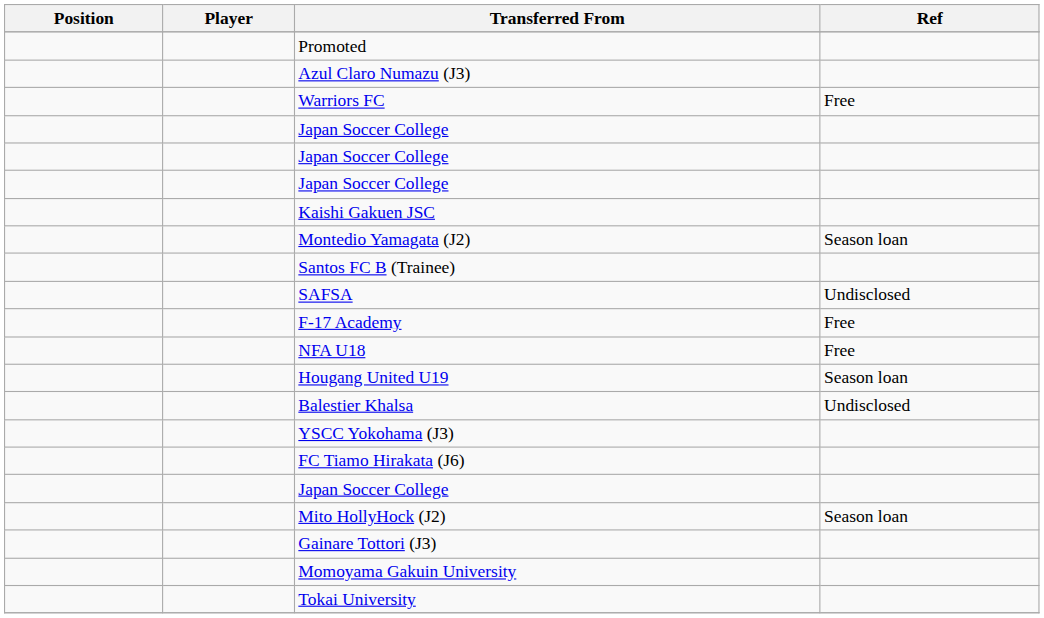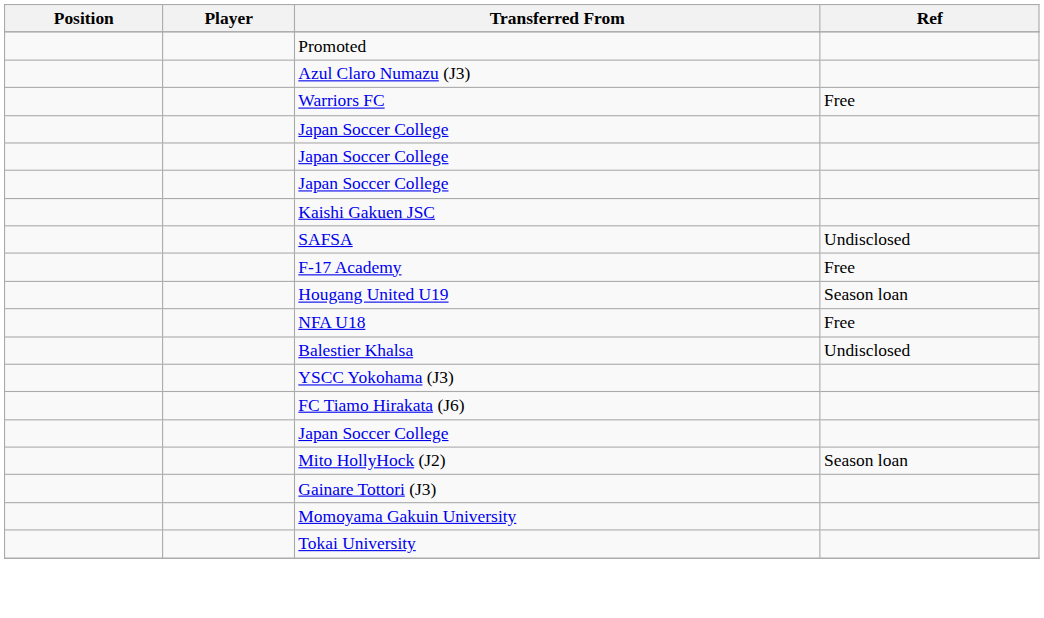- row: (384, 239)
- row: (377, 267)
rows swapped: (332, 350) <-> (373, 377)
